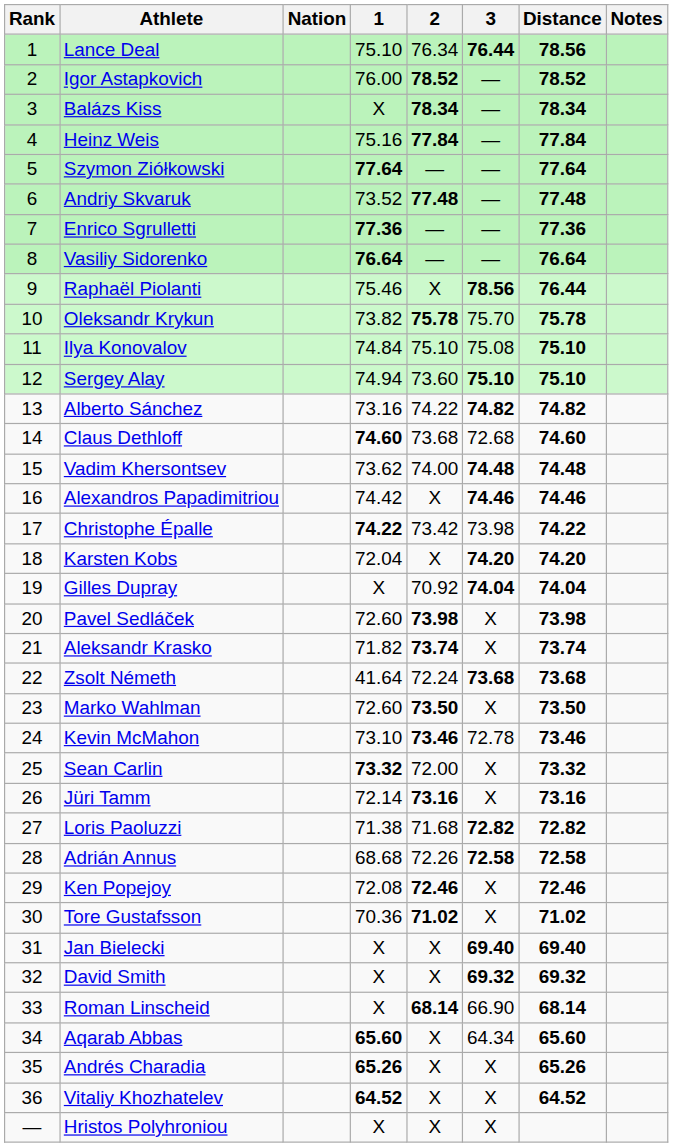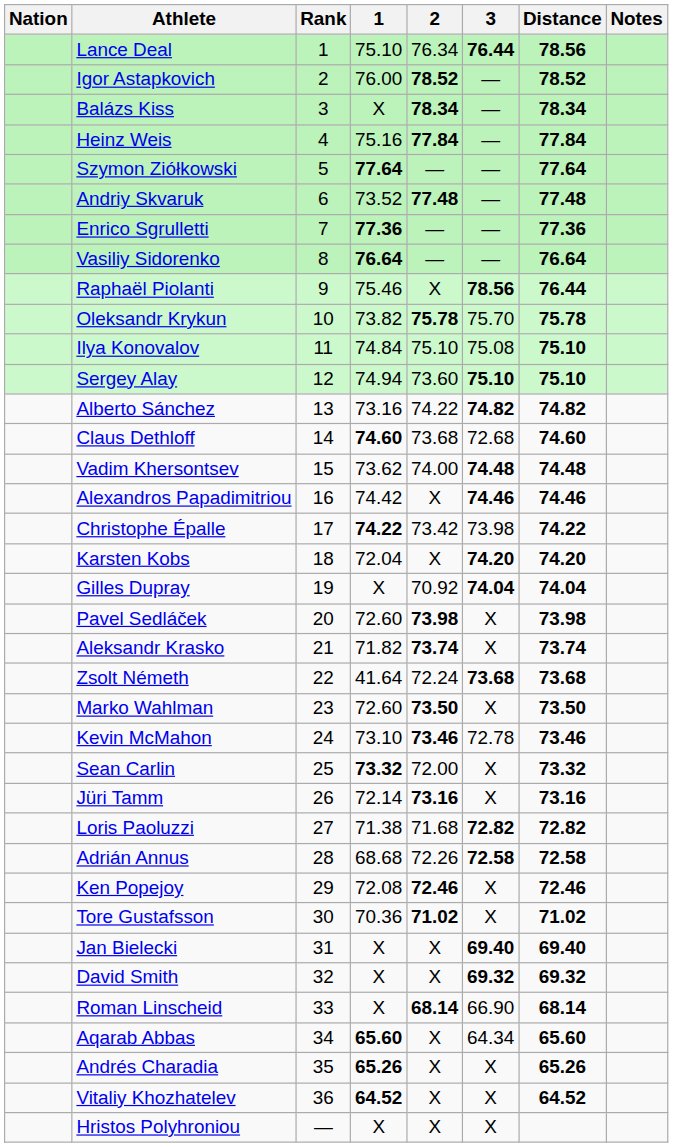columns swapped: (32, 19) <-> (317, 19)
